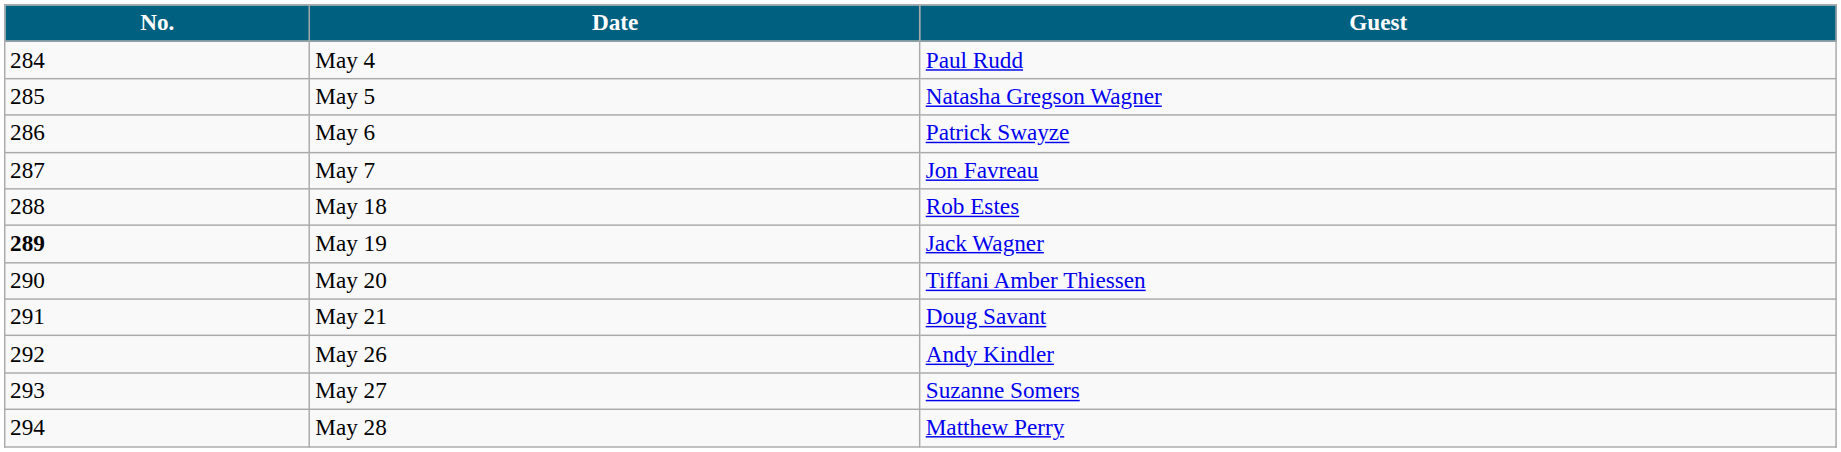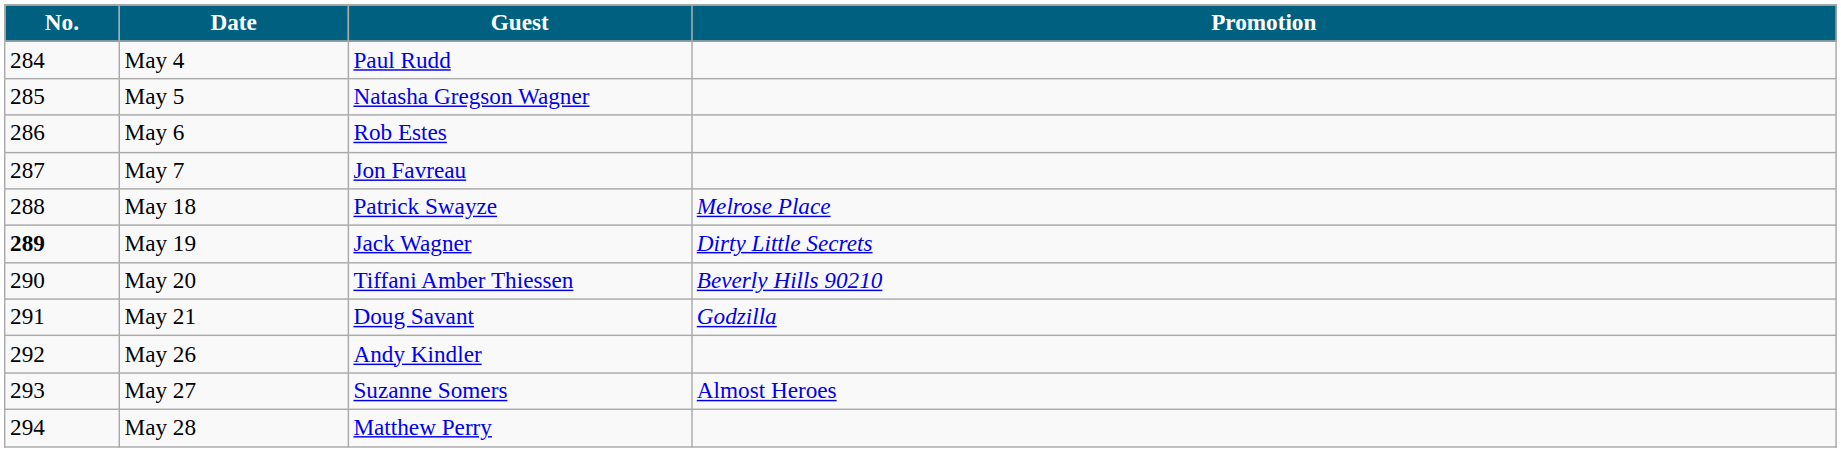+ column: (1264, 22)
(998, 133) Patrick Swayze -> (400, 133) Rob Estes
(972, 206) Rob Estes -> (425, 206) Patrick Swayze
